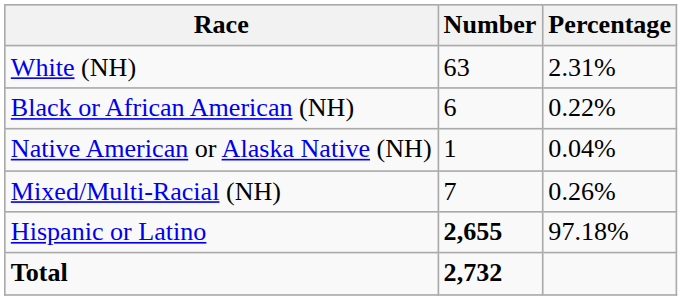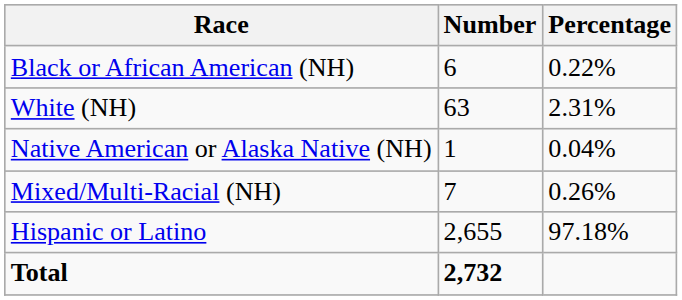rows swapped: (73, 66) <-> (182, 107)
(473, 231) bold -> (473, 231) normal
